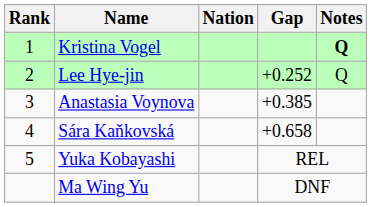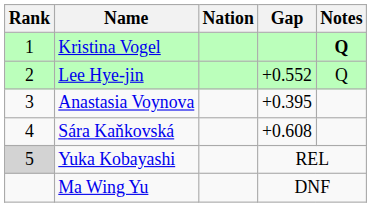(287, 74) +0.252 -> (287, 74) +0.552
(287, 103) +0.385 -> (287, 103) +0.395
(287, 131) +0.658 -> (287, 131) +0.608
(29, 159) no background -> (29, 159) lightgrey background
